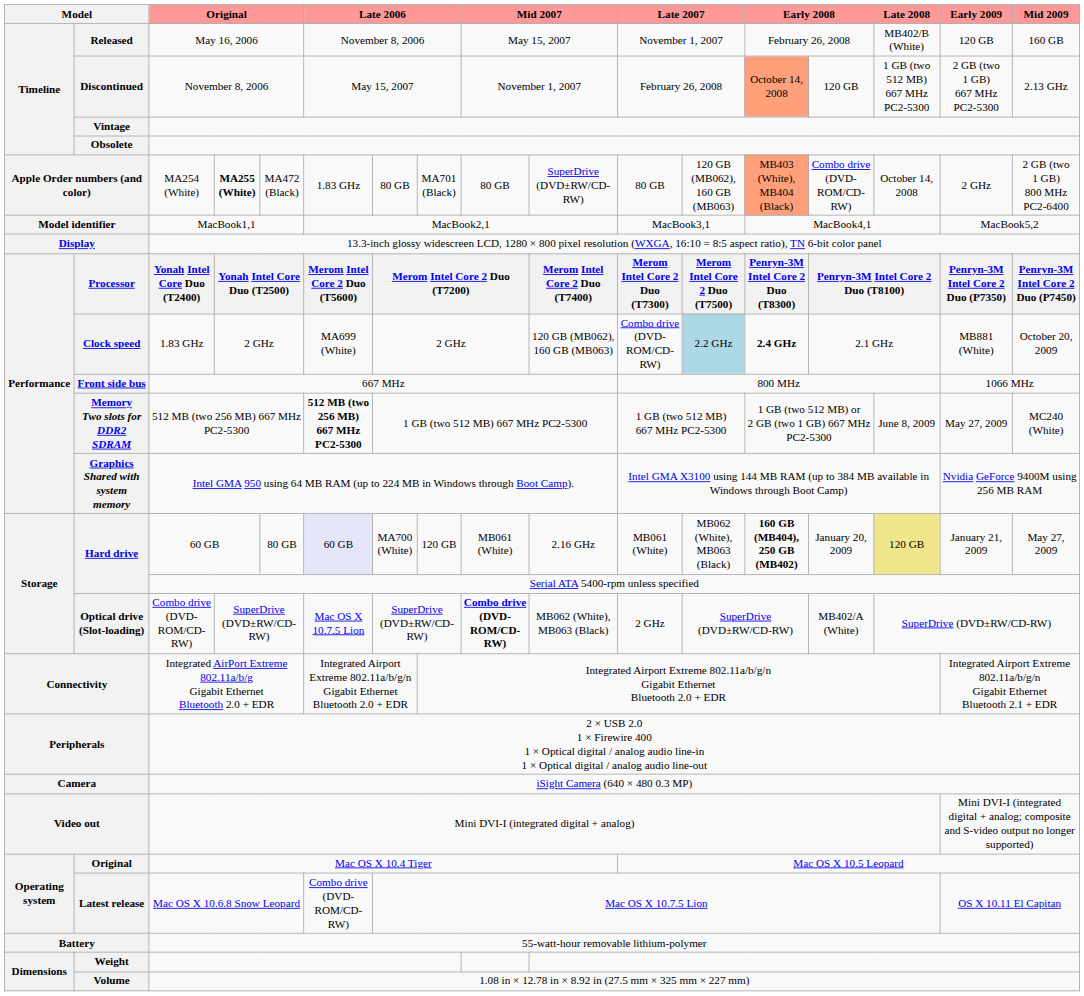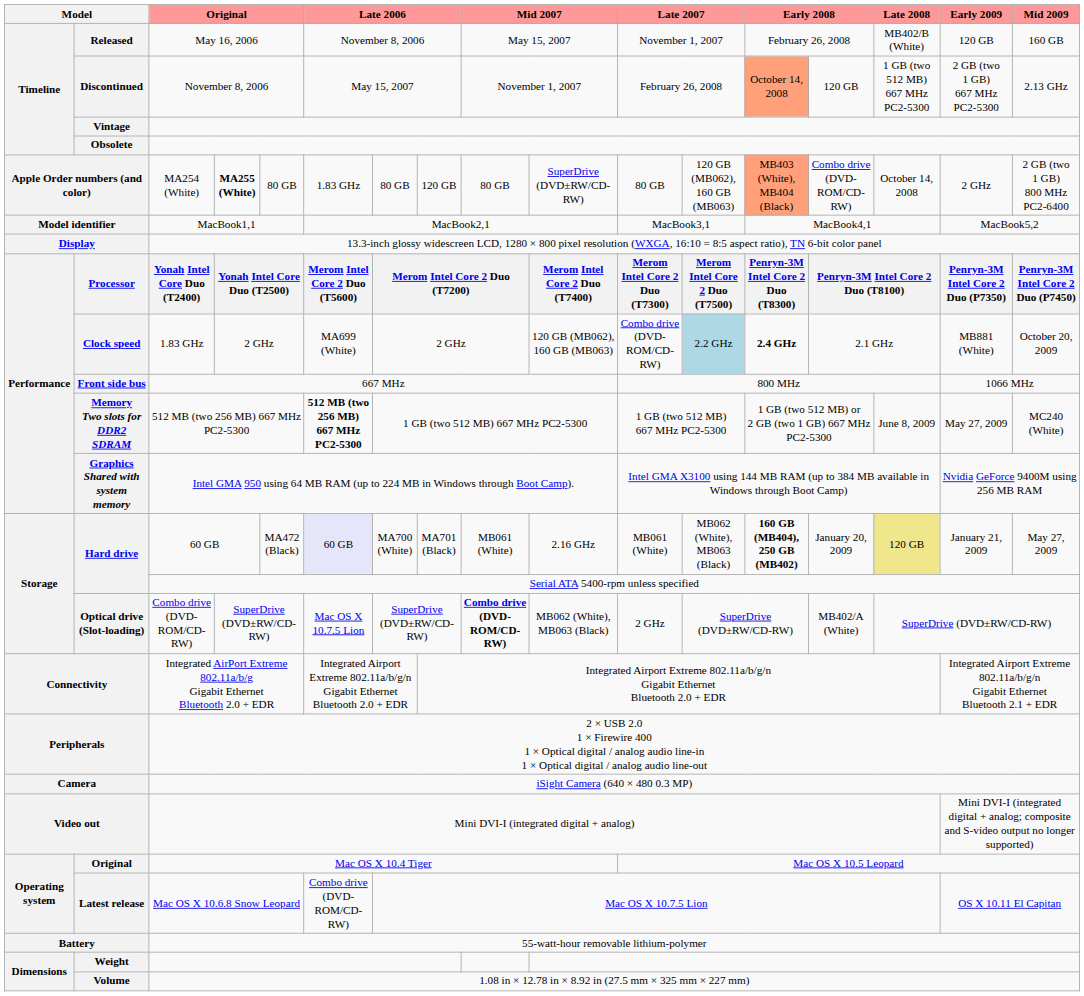(282, 185) MA472 (Black) -> (282, 185) 80 GB
(439, 185) MA701 (Black) -> (439, 185) 120 GB
(282, 544) 80 GB -> (282, 544) MA472 (Black)
(439, 544) 120 GB -> (439, 544) MA701 (Black)
